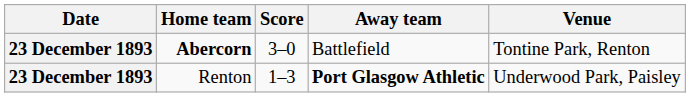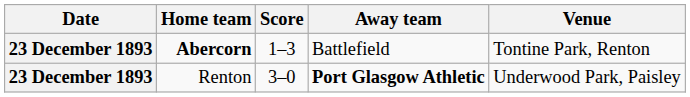(282, 48) 3–0 -> (282, 48) 1–3
(282, 77) 1–3 -> (282, 77) 3–0
